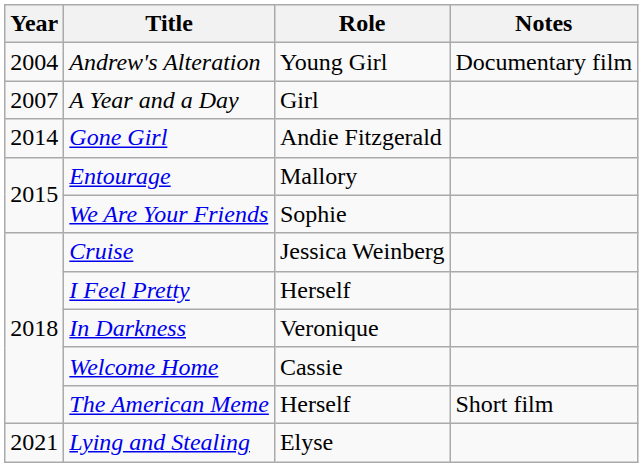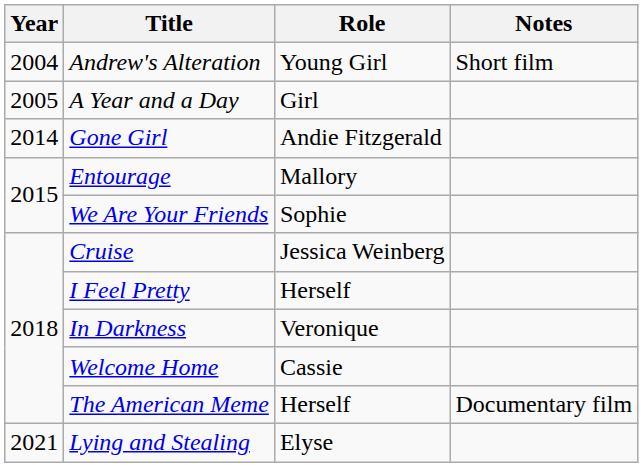(544, 61) Documentary film -> (504, 61) Short film
(34, 99) 2007 -> (34, 99) 2005
(504, 404) Short film -> (544, 404) Documentary film
